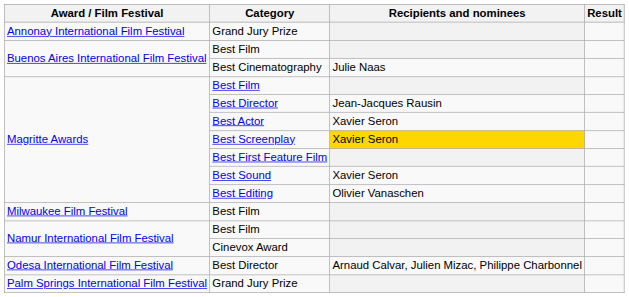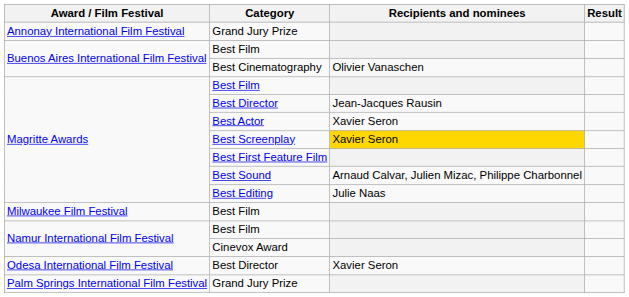(359, 67) Julie Naas -> (378, 67) Olivier Vanaschen
(365, 175) Xavier Seron -> (457, 175) Arnaud Calvar, Julien Mizac, Philippe Charbonnel
(378, 193) Olivier Vanaschen -> (359, 193) Julie Naas
(457, 265) Arnaud Calvar, Julien Mizac, Philippe Charbonnel -> (365, 265) Xavier Seron
